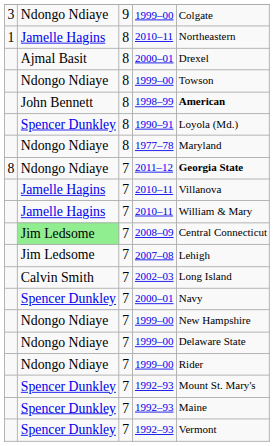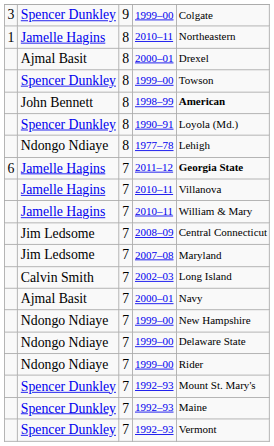(65, 15) Ndongo Ndiaye -> (68, 15) Spencer Dunkley
(65, 80) Ndongo Ndiaye -> (68, 80) Spencer Dunkley
(200, 146) Maryland -> (194, 146) Lehigh
(11, 168) 8 -> (11, 168) 6
(65, 168) Ndongo Ndiaye -> (63, 168) Jamelle Hagins
(58, 233) lightgreen background -> (58, 233) no background
(194, 255) Lehigh -> (200, 255) Maryland
(68, 299) Spencer Dunkley -> (54, 299) Ajmal Basit
